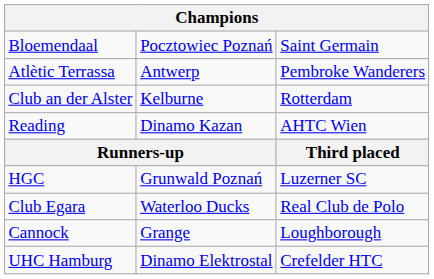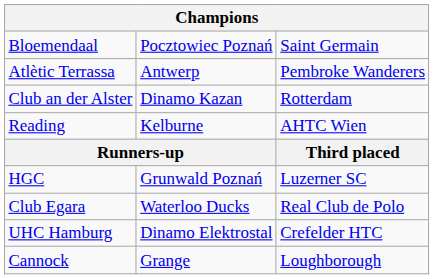(172, 98) Kelburne -> (191, 98) Dinamo Kazan
(191, 125) Dinamo Kazan -> (172, 125) Kelburne
rows swapped: (60, 260) <-> (39, 233)
